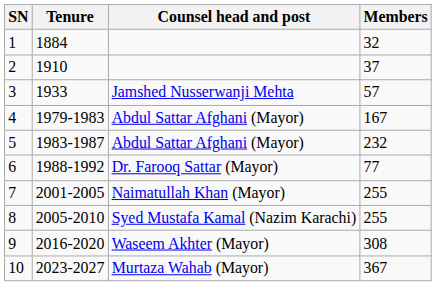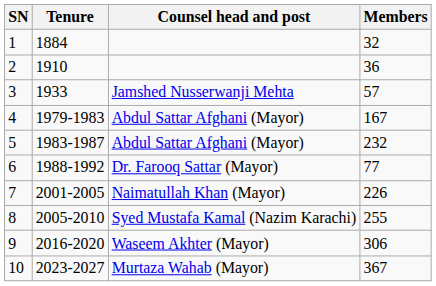(371, 67) 37 -> (371, 67) 36
(375, 192) 255 -> (375, 192) 226
(375, 243) 308 -> (375, 243) 306
